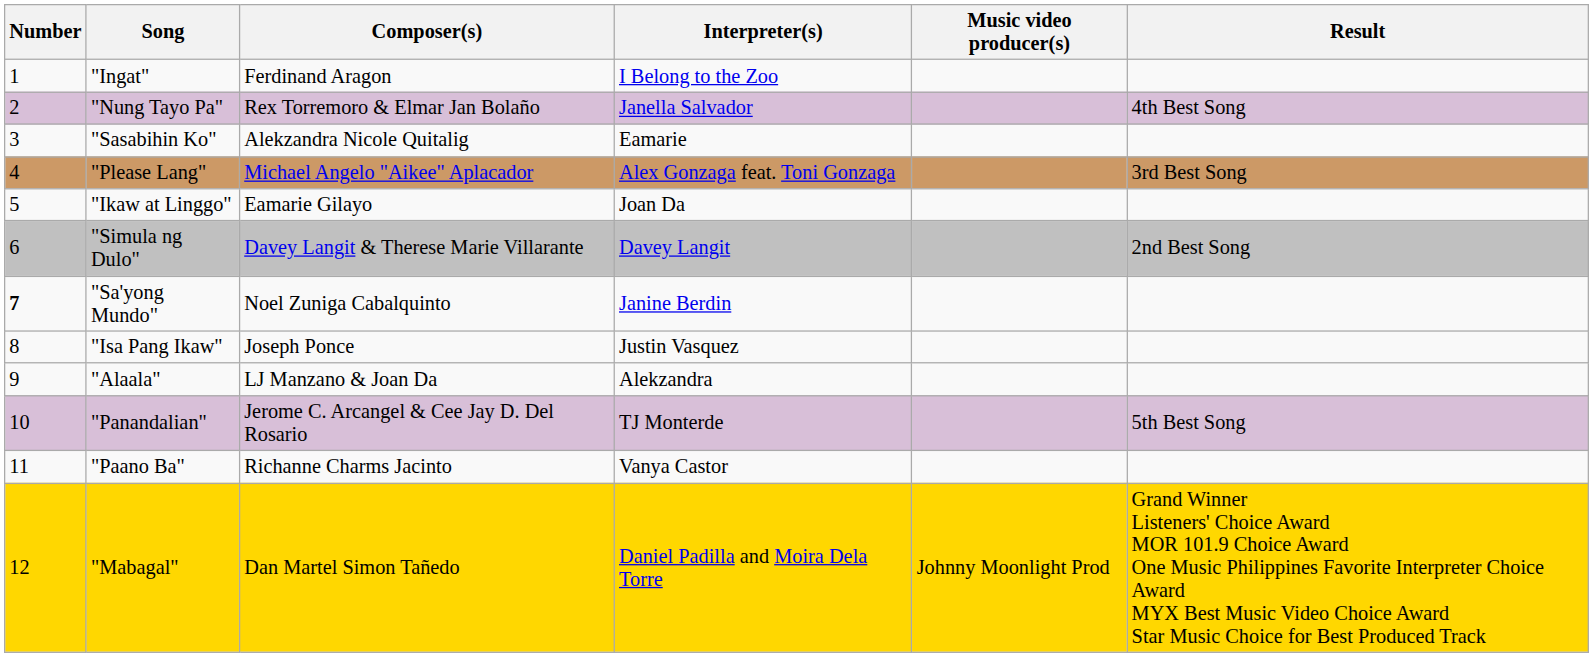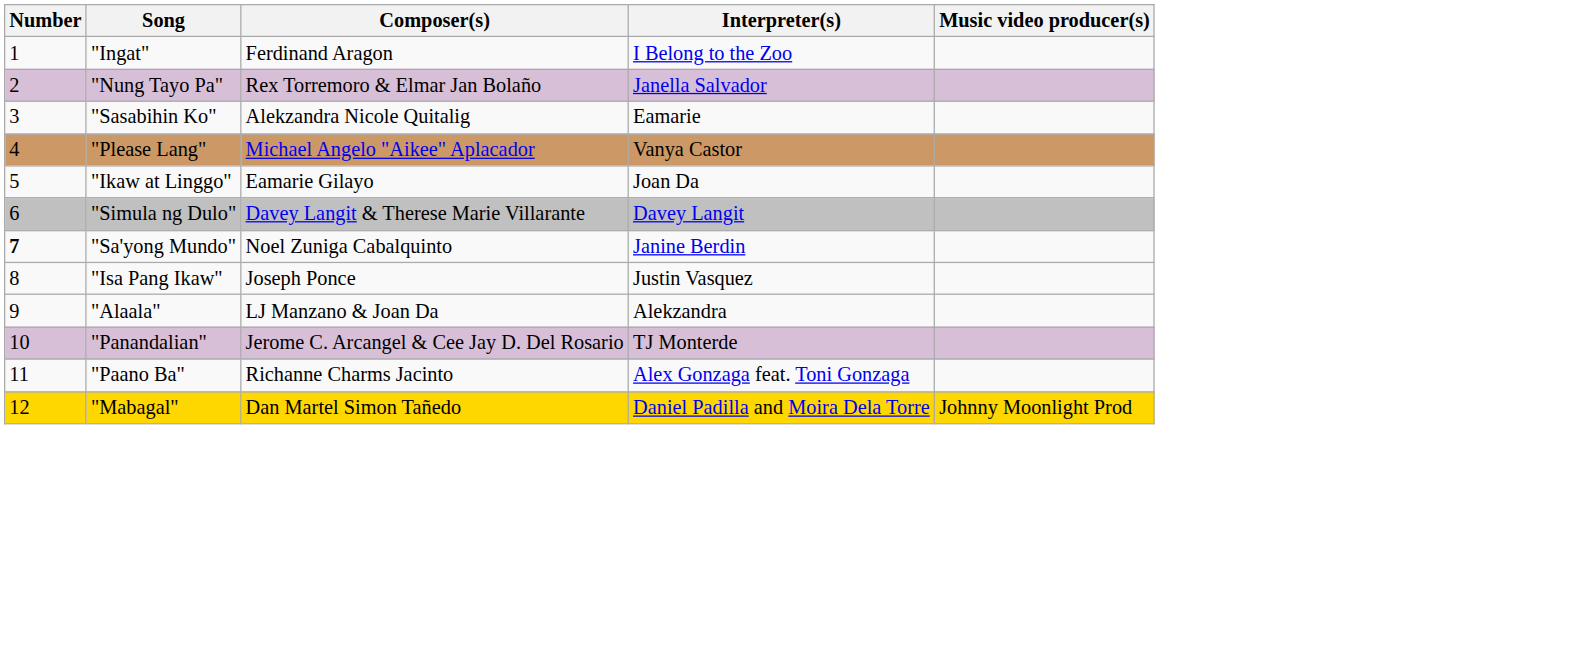- column: (1358, 32)
(757, 172) Alex Gonzaga feat. Toni Gonzaga -> (688, 149) Vanya Castor
(673, 466) Vanya Castor -> (771, 375) Alex Gonzaga feat. Toni Gonzaga
